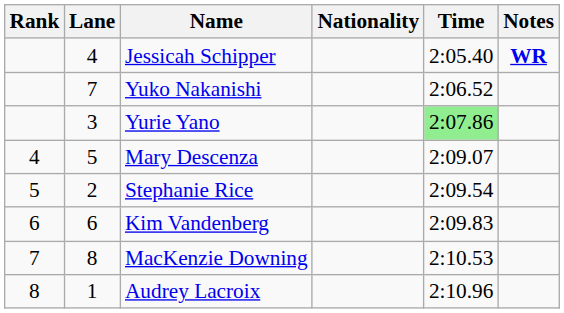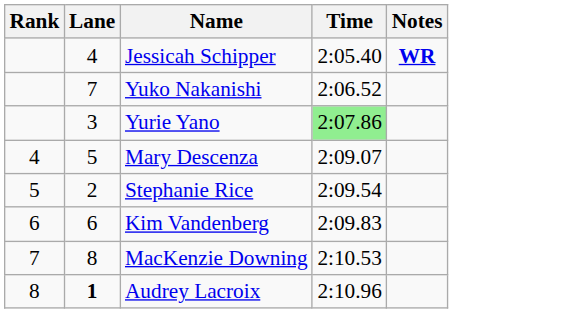- column: (368, 21)
(92, 291) normal -> (92, 291) bold
